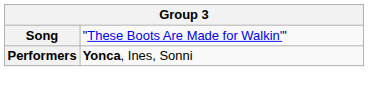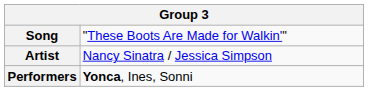+ row: (42, 56)
